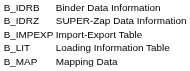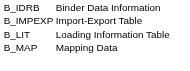- row: (21, 21)
